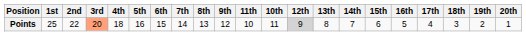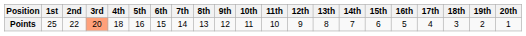columns swapped: (274, 11) <-> (249, 11)
(300, 24) lightgrey background -> (300, 24) no background
